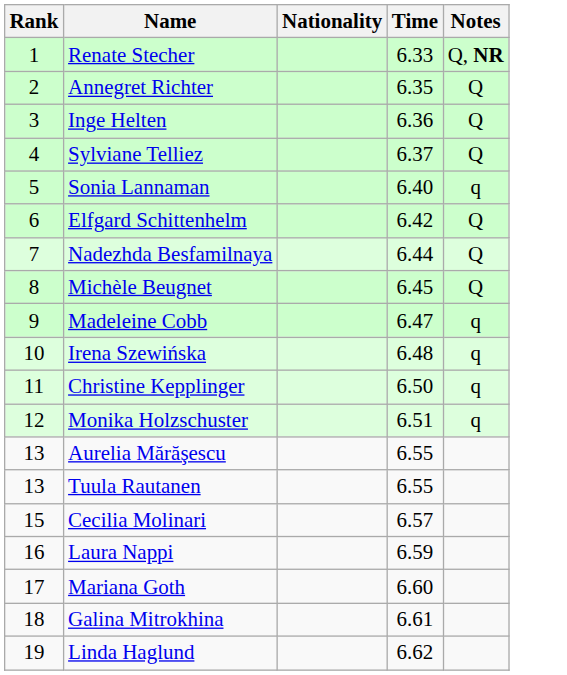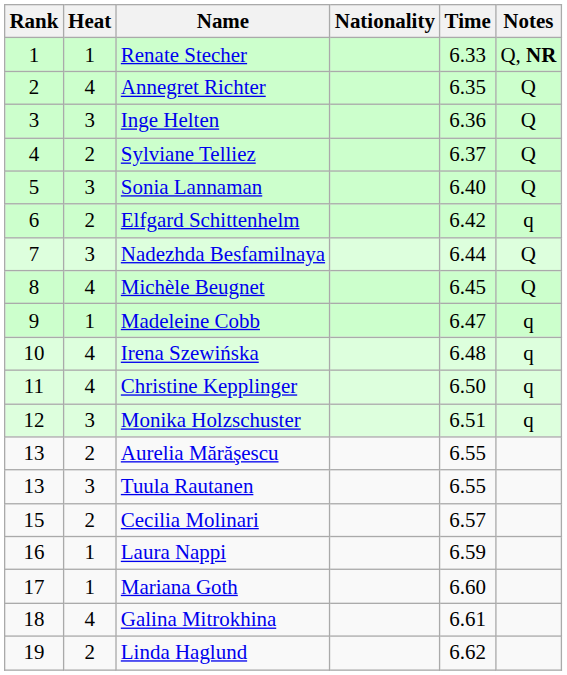+ column: (90, 21)
(476, 187) q -> (528, 187) Q
(476, 220) Q -> (528, 220) q
